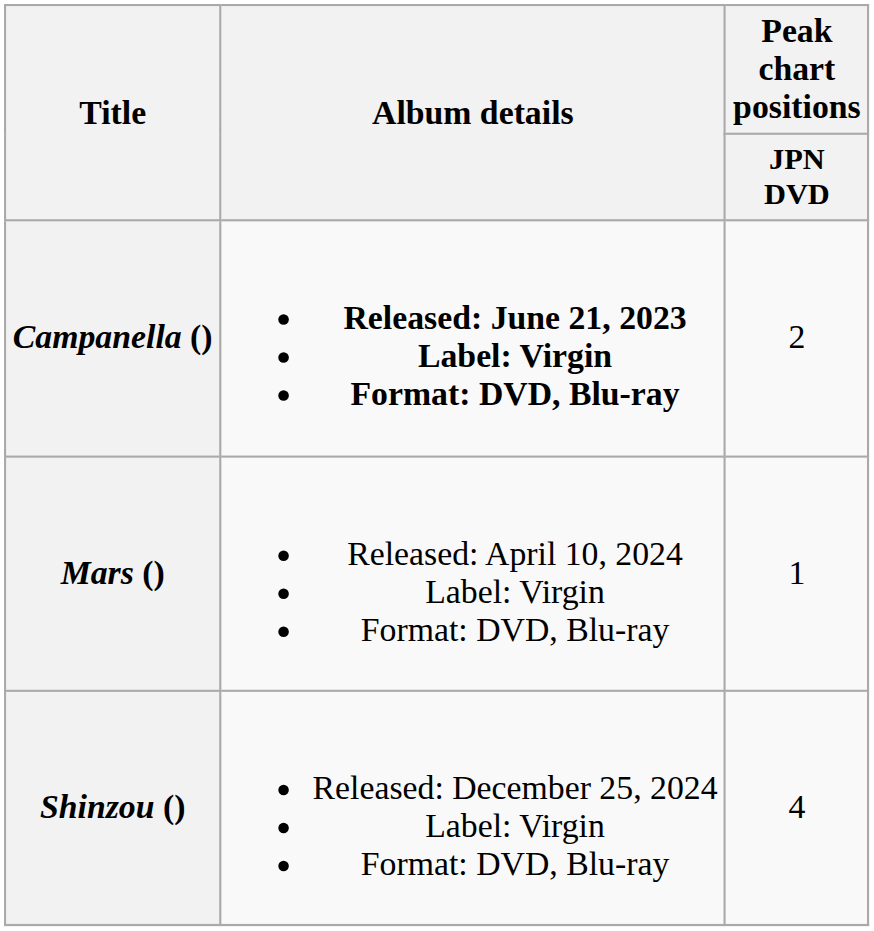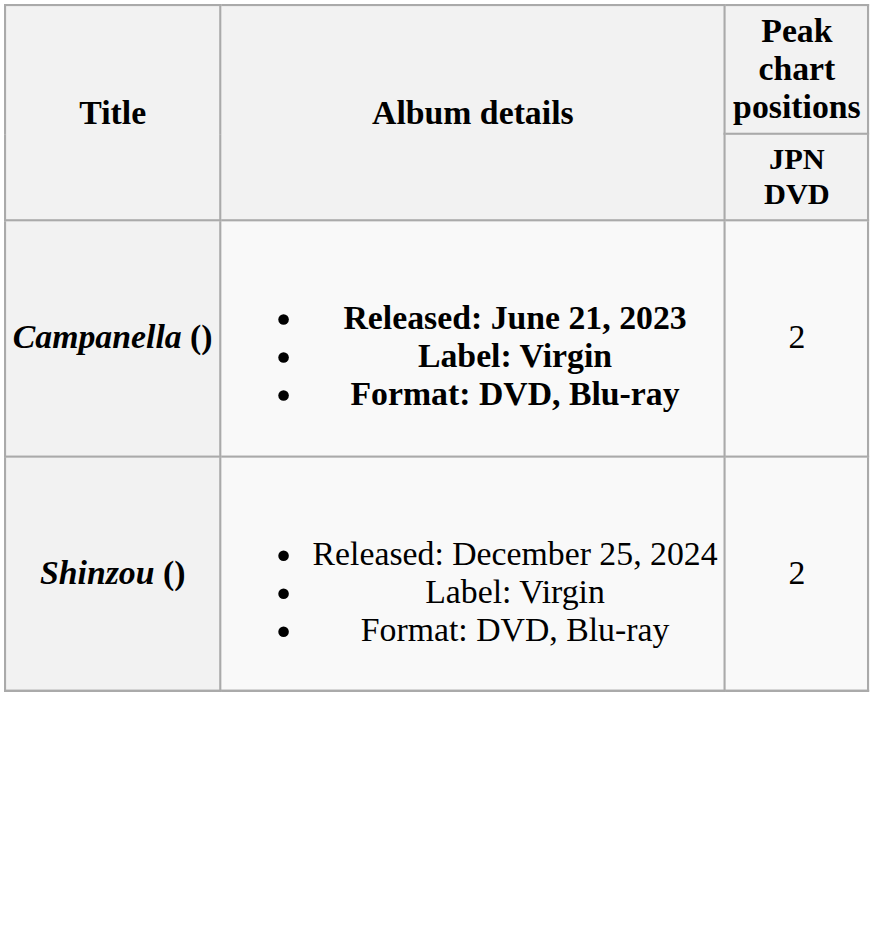- row: (113, 572)
(797, 807) 4 -> (797, 572) 2
